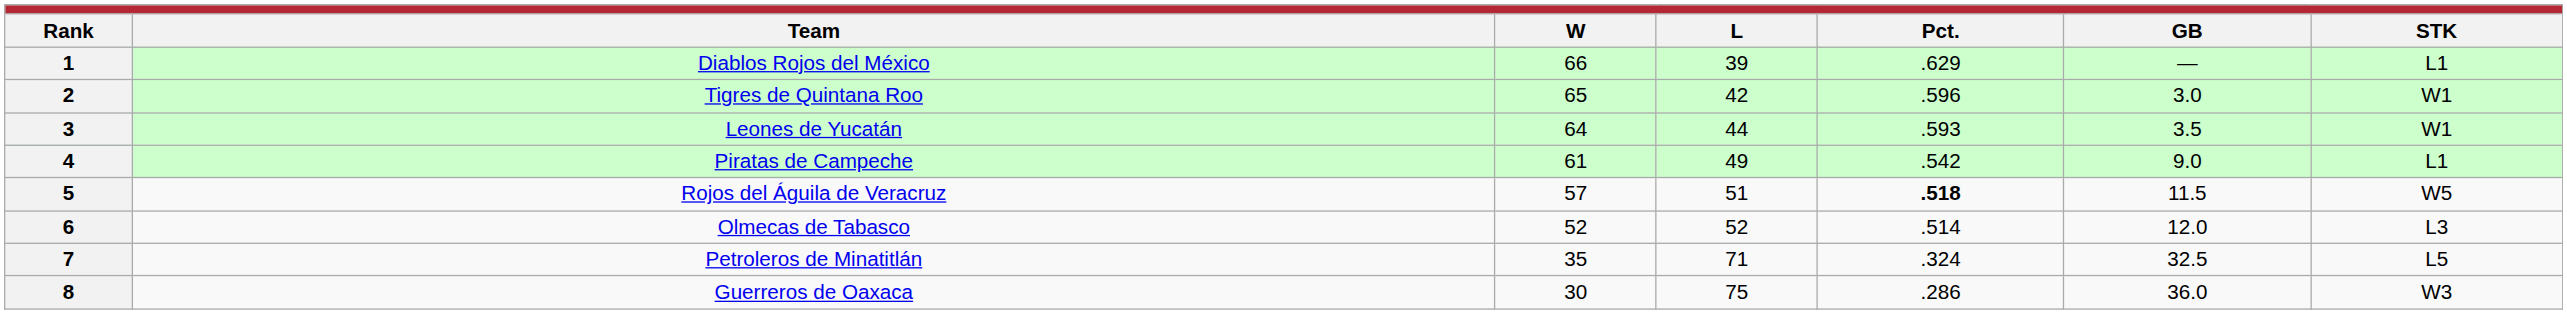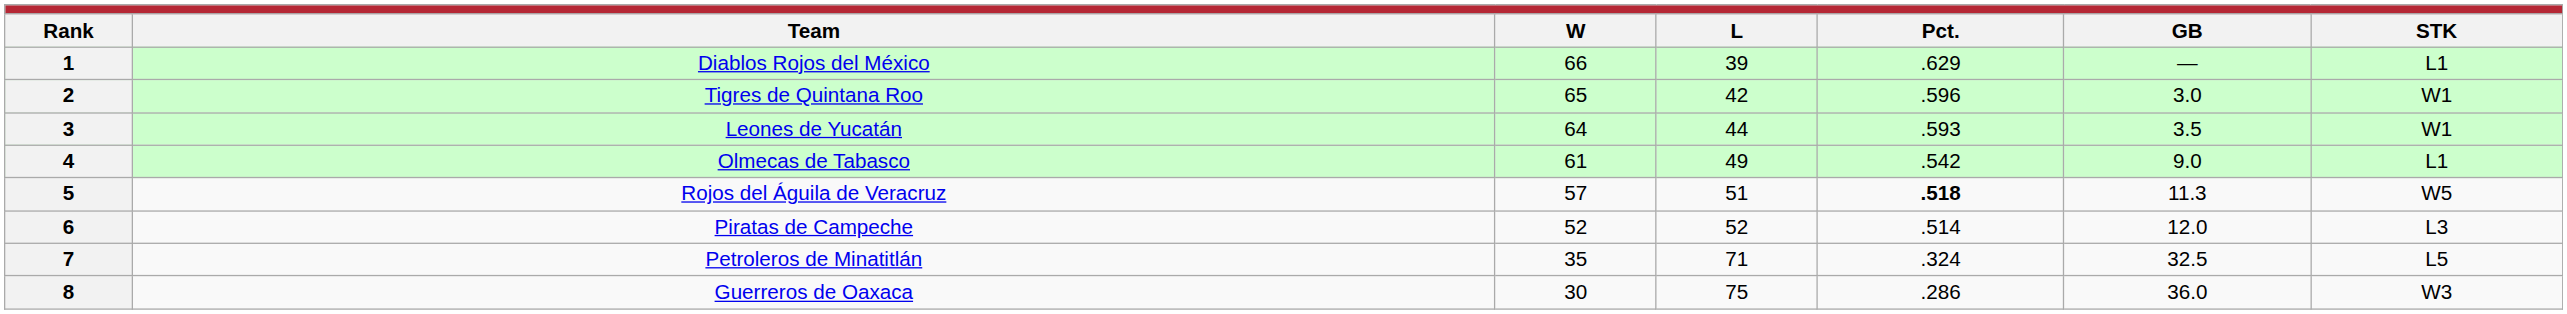(814, 161) Piratas de Campeche -> (814, 161) Olmecas de Tabasco
(2187, 194) 11.5 -> (2187, 194) 11.3
(814, 226) Olmecas de Tabasco -> (814, 226) Piratas de Campeche
